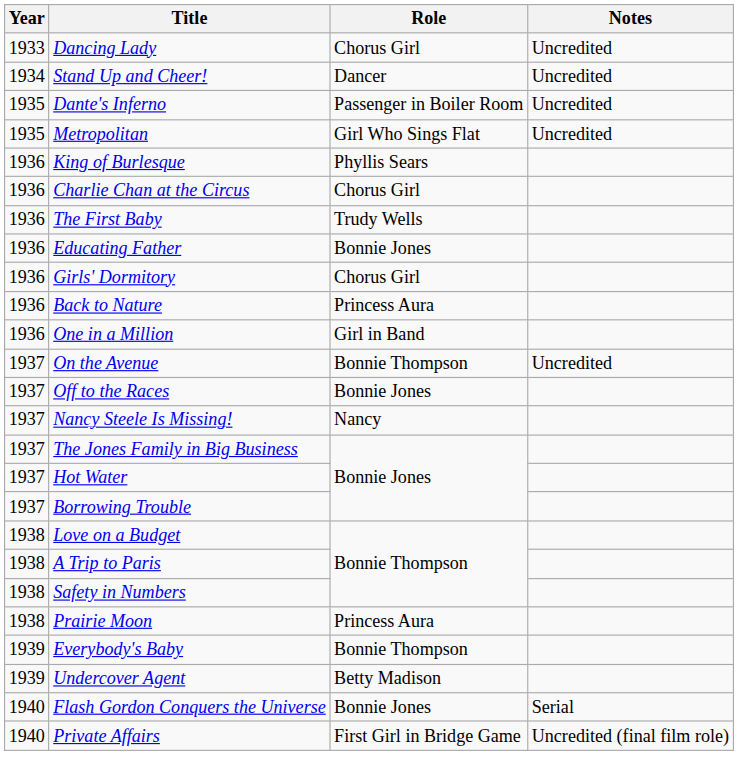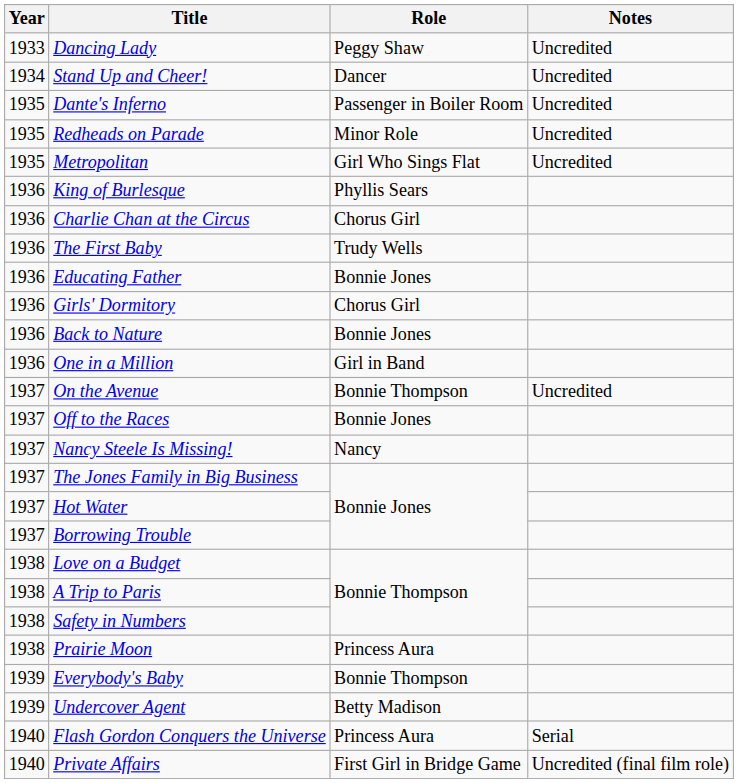(377, 47) Chorus Girl -> (379, 47) Peggy Shaw
+ row: (129, 133)
(384, 305) Princess Aura -> (383, 334) Bonnie Jones
(383, 707) Bonnie Jones -> (384, 735) Princess Aura
